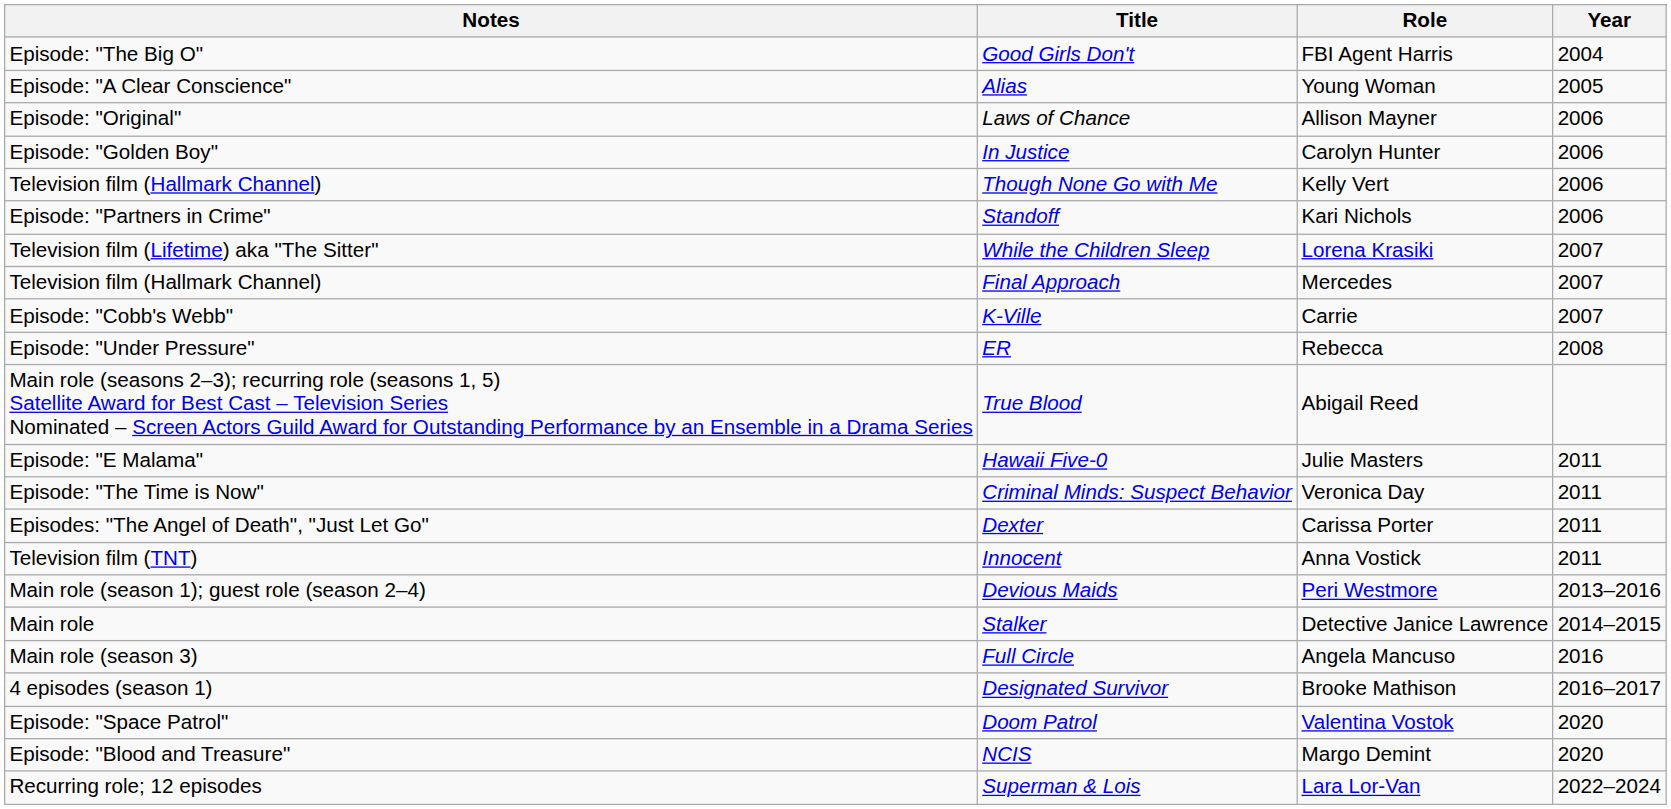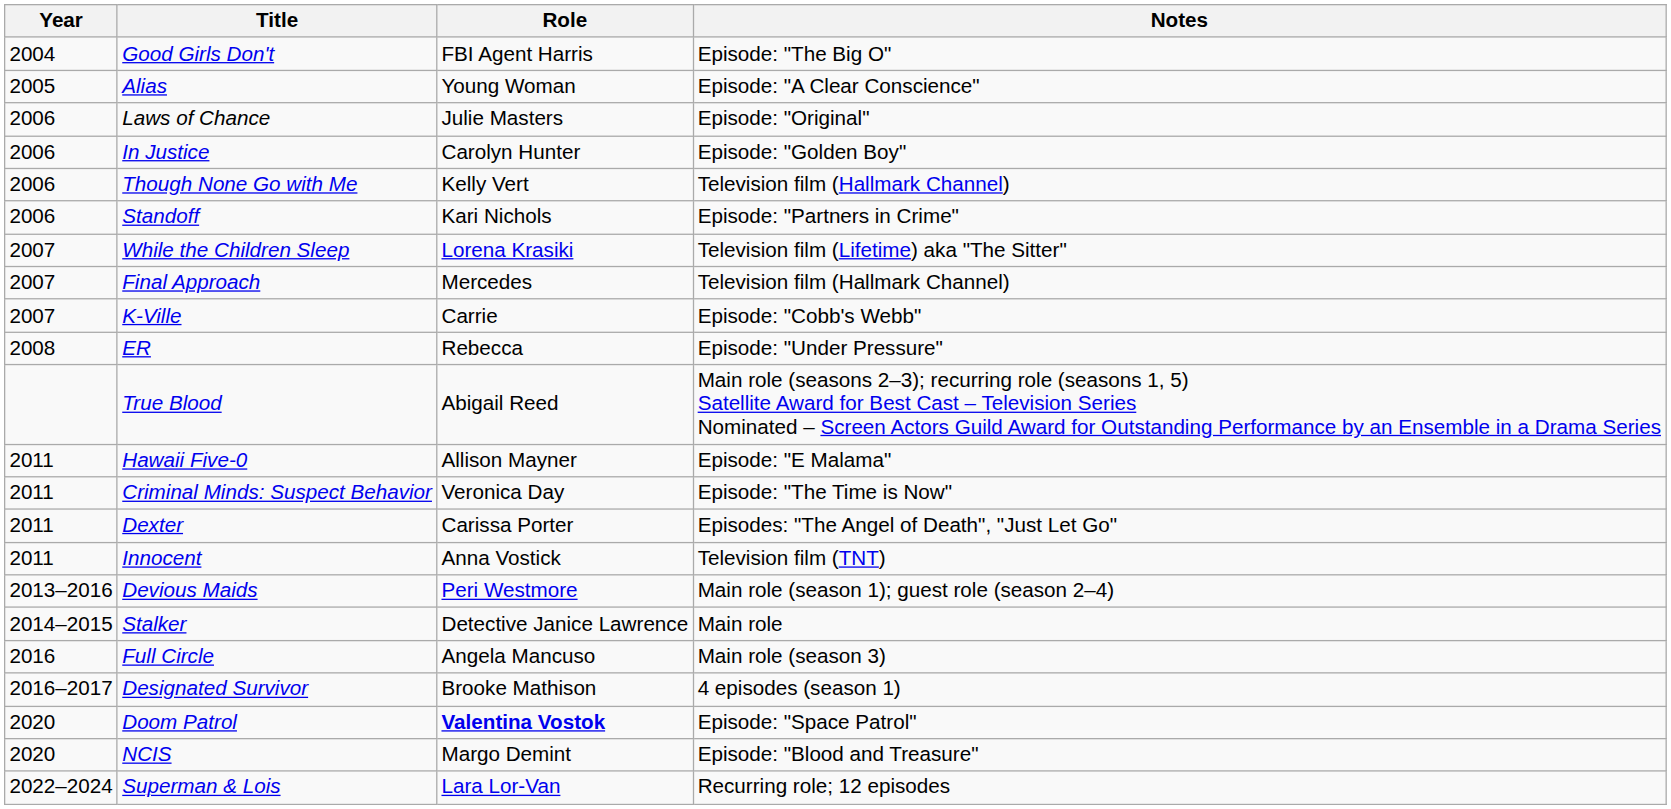columns swapped: (1609, 20) <-> (491, 20)
(1369, 119) Allison Mayner -> (502, 119) Julie Masters
(1362, 460) Julie Masters -> (509, 460) Allison Mayner
(1378, 721) normal -> (523, 721) bold
